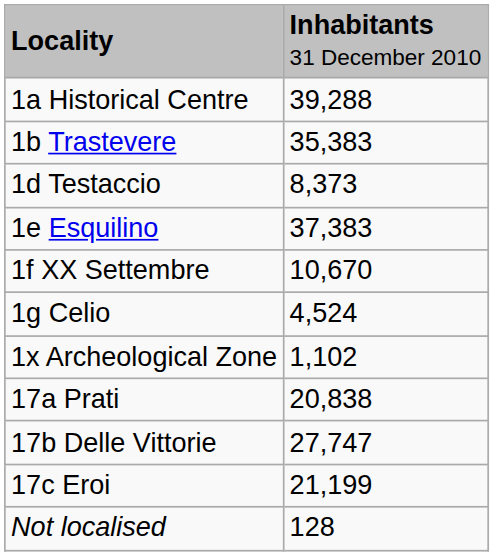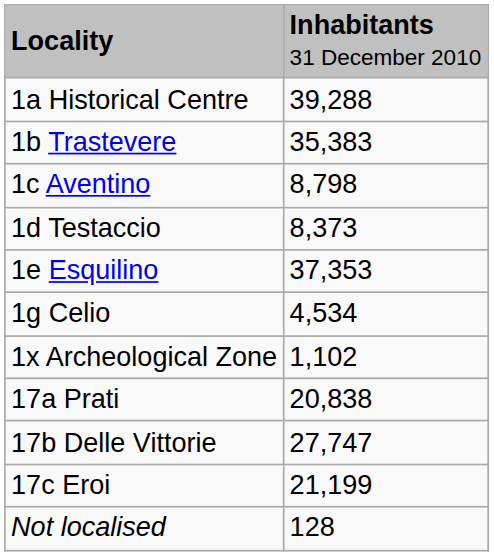+ row: (81, 185)
(331, 227) 37,383 -> (331, 270) 37,353
- row: (110, 270)
(323, 313) 4,524 -> (323, 313) 4,534
